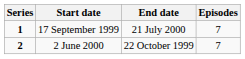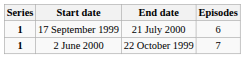(218, 29) 7 -> (218, 29) 6
(20, 45) 2 -> (20, 45) 1
